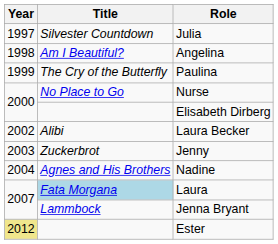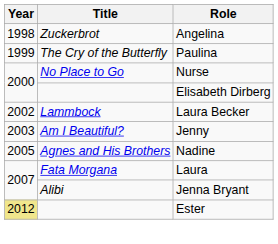- row: (189, 33)
(82, 53) Am I Beautiful? -> (70, 33) Zuckerbrot
(52, 131) Alibi -> (70, 111) Lammbock
(70, 151) Zuckerbrot -> (82, 131) Am I Beautiful?
(21, 170) 2004 -> (21, 151) 2005
(79, 190) lightblue background -> (79, 170) no background
(70, 209) Lammbock -> (52, 190) Alibi
